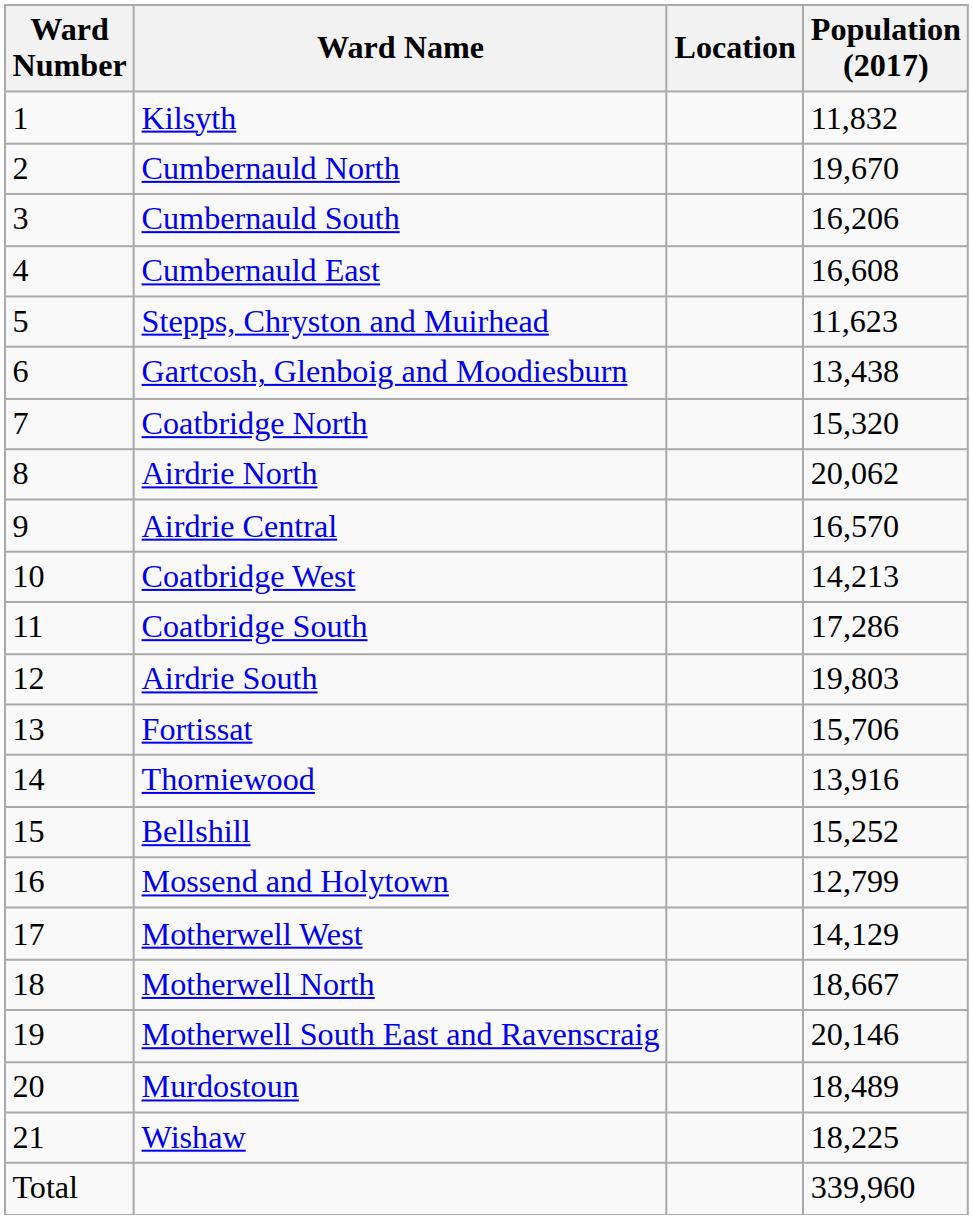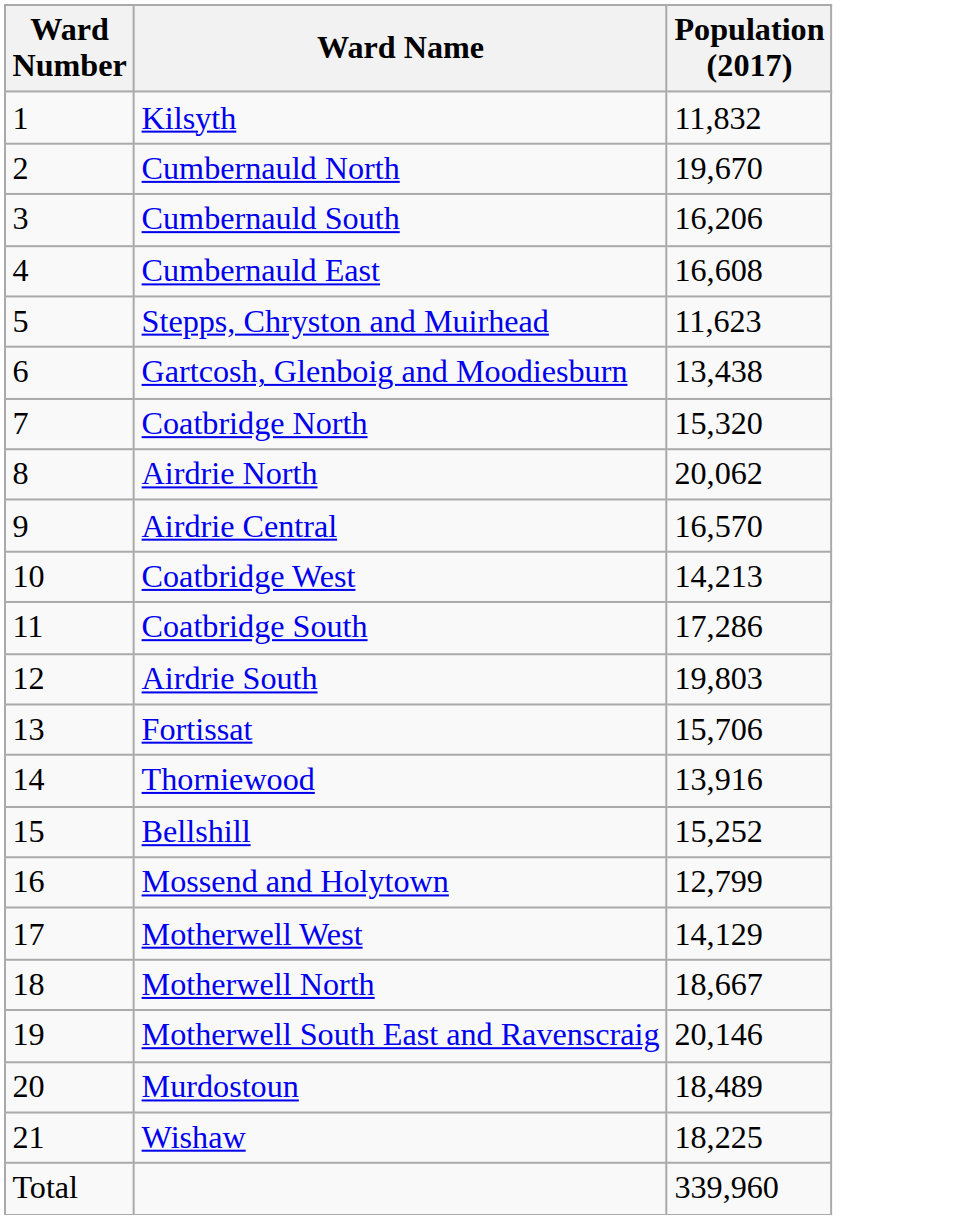- column: (735, 48)
